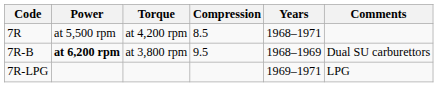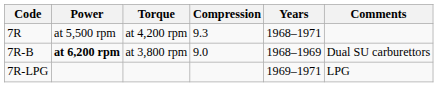(200, 33) 8.5 -> (200, 33) 9.3
(200, 52) 9.5 -> (200, 52) 9.0
